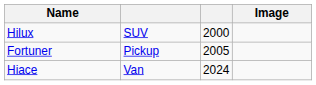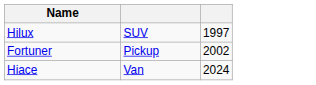- column: (272, 13)
(216, 32) 2000 -> (216, 32) 1997
(216, 51) 2005 -> (216, 51) 2002
